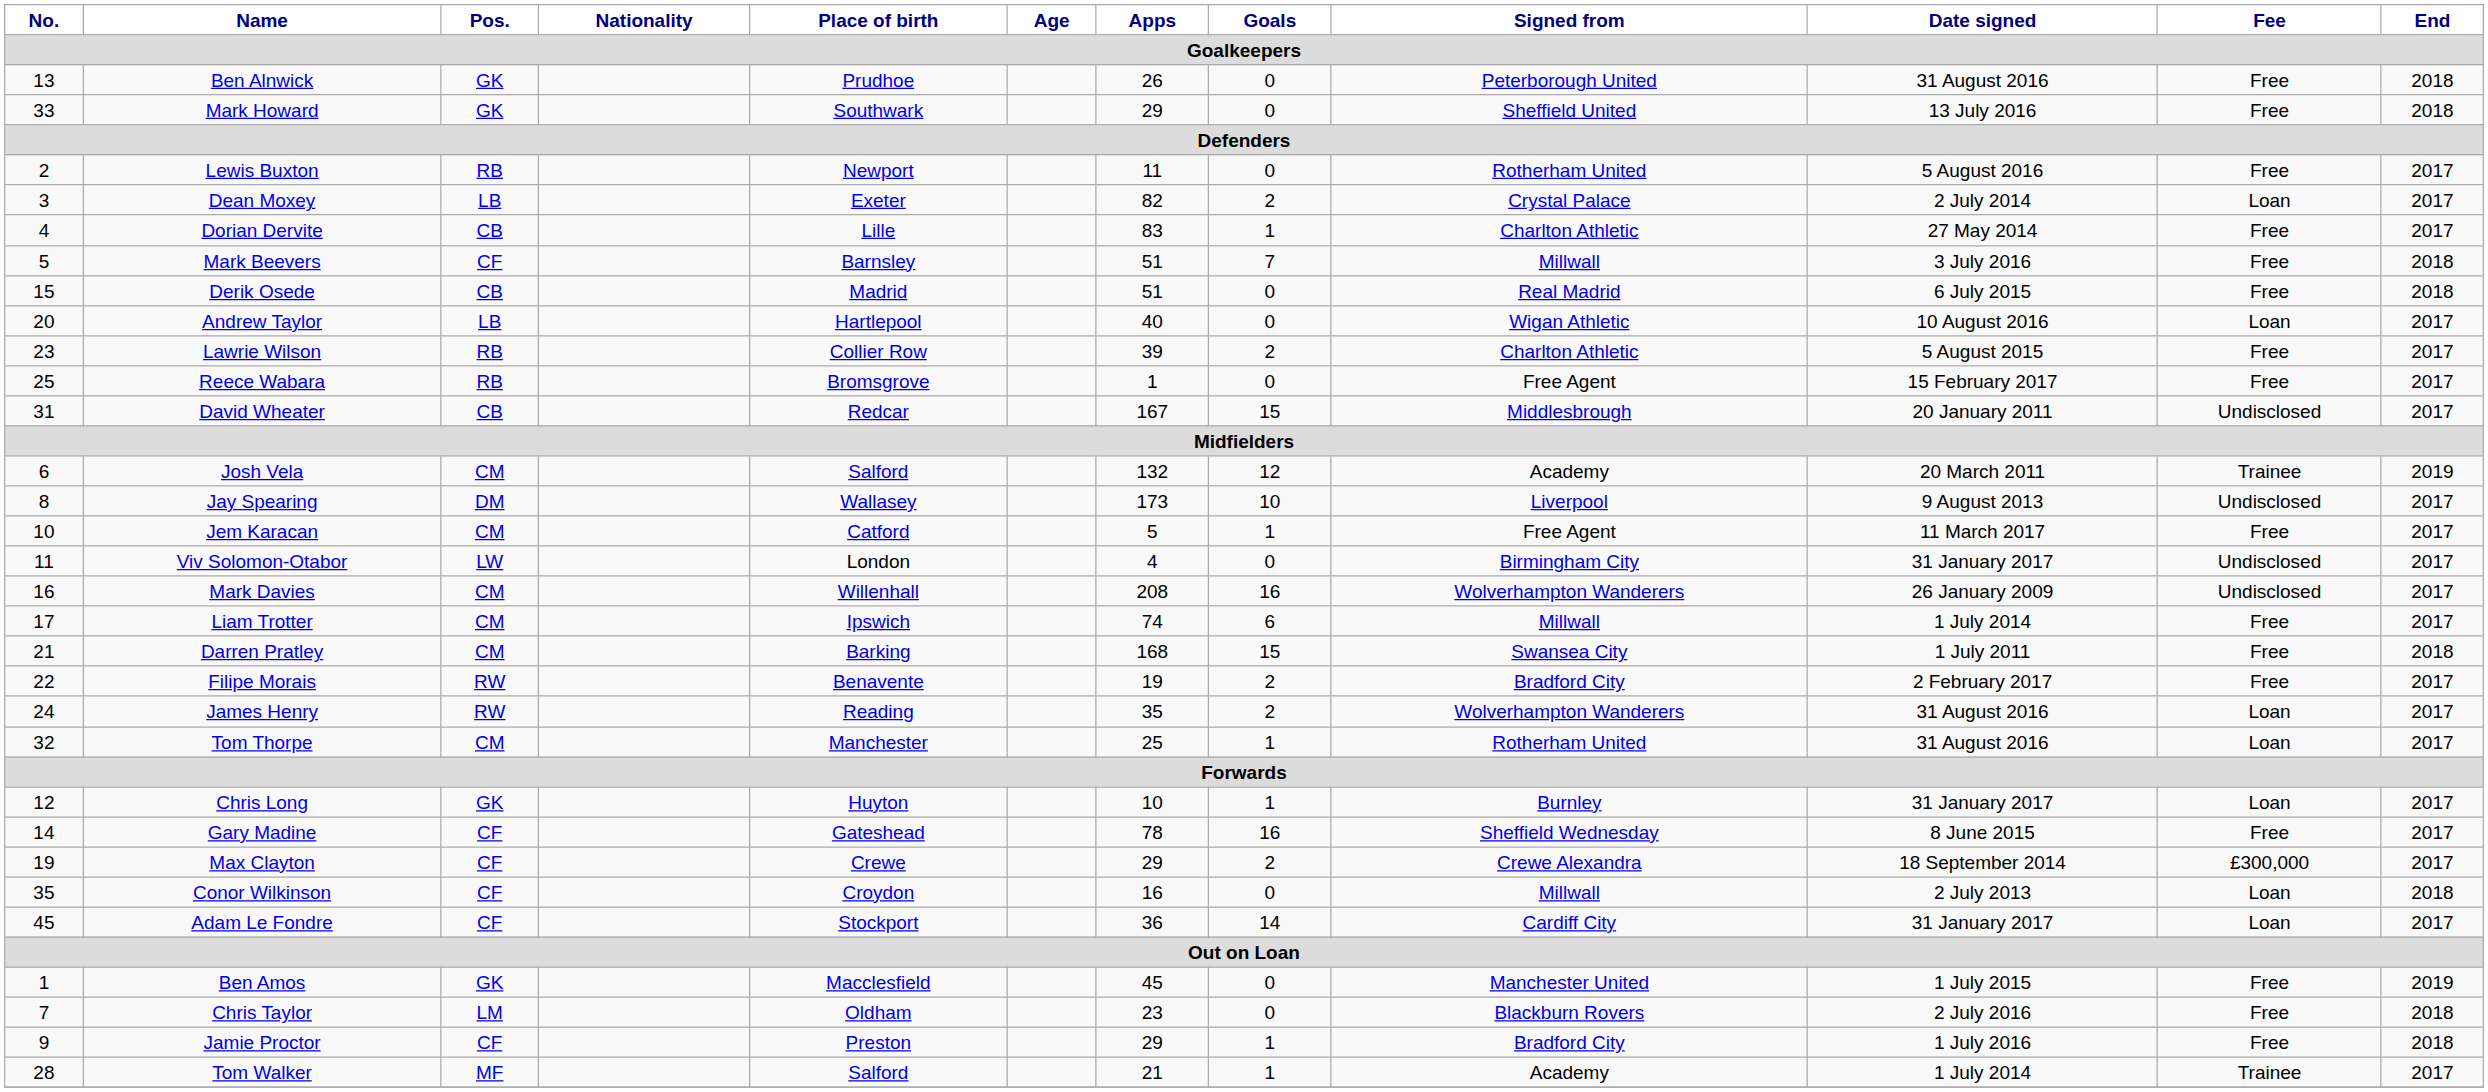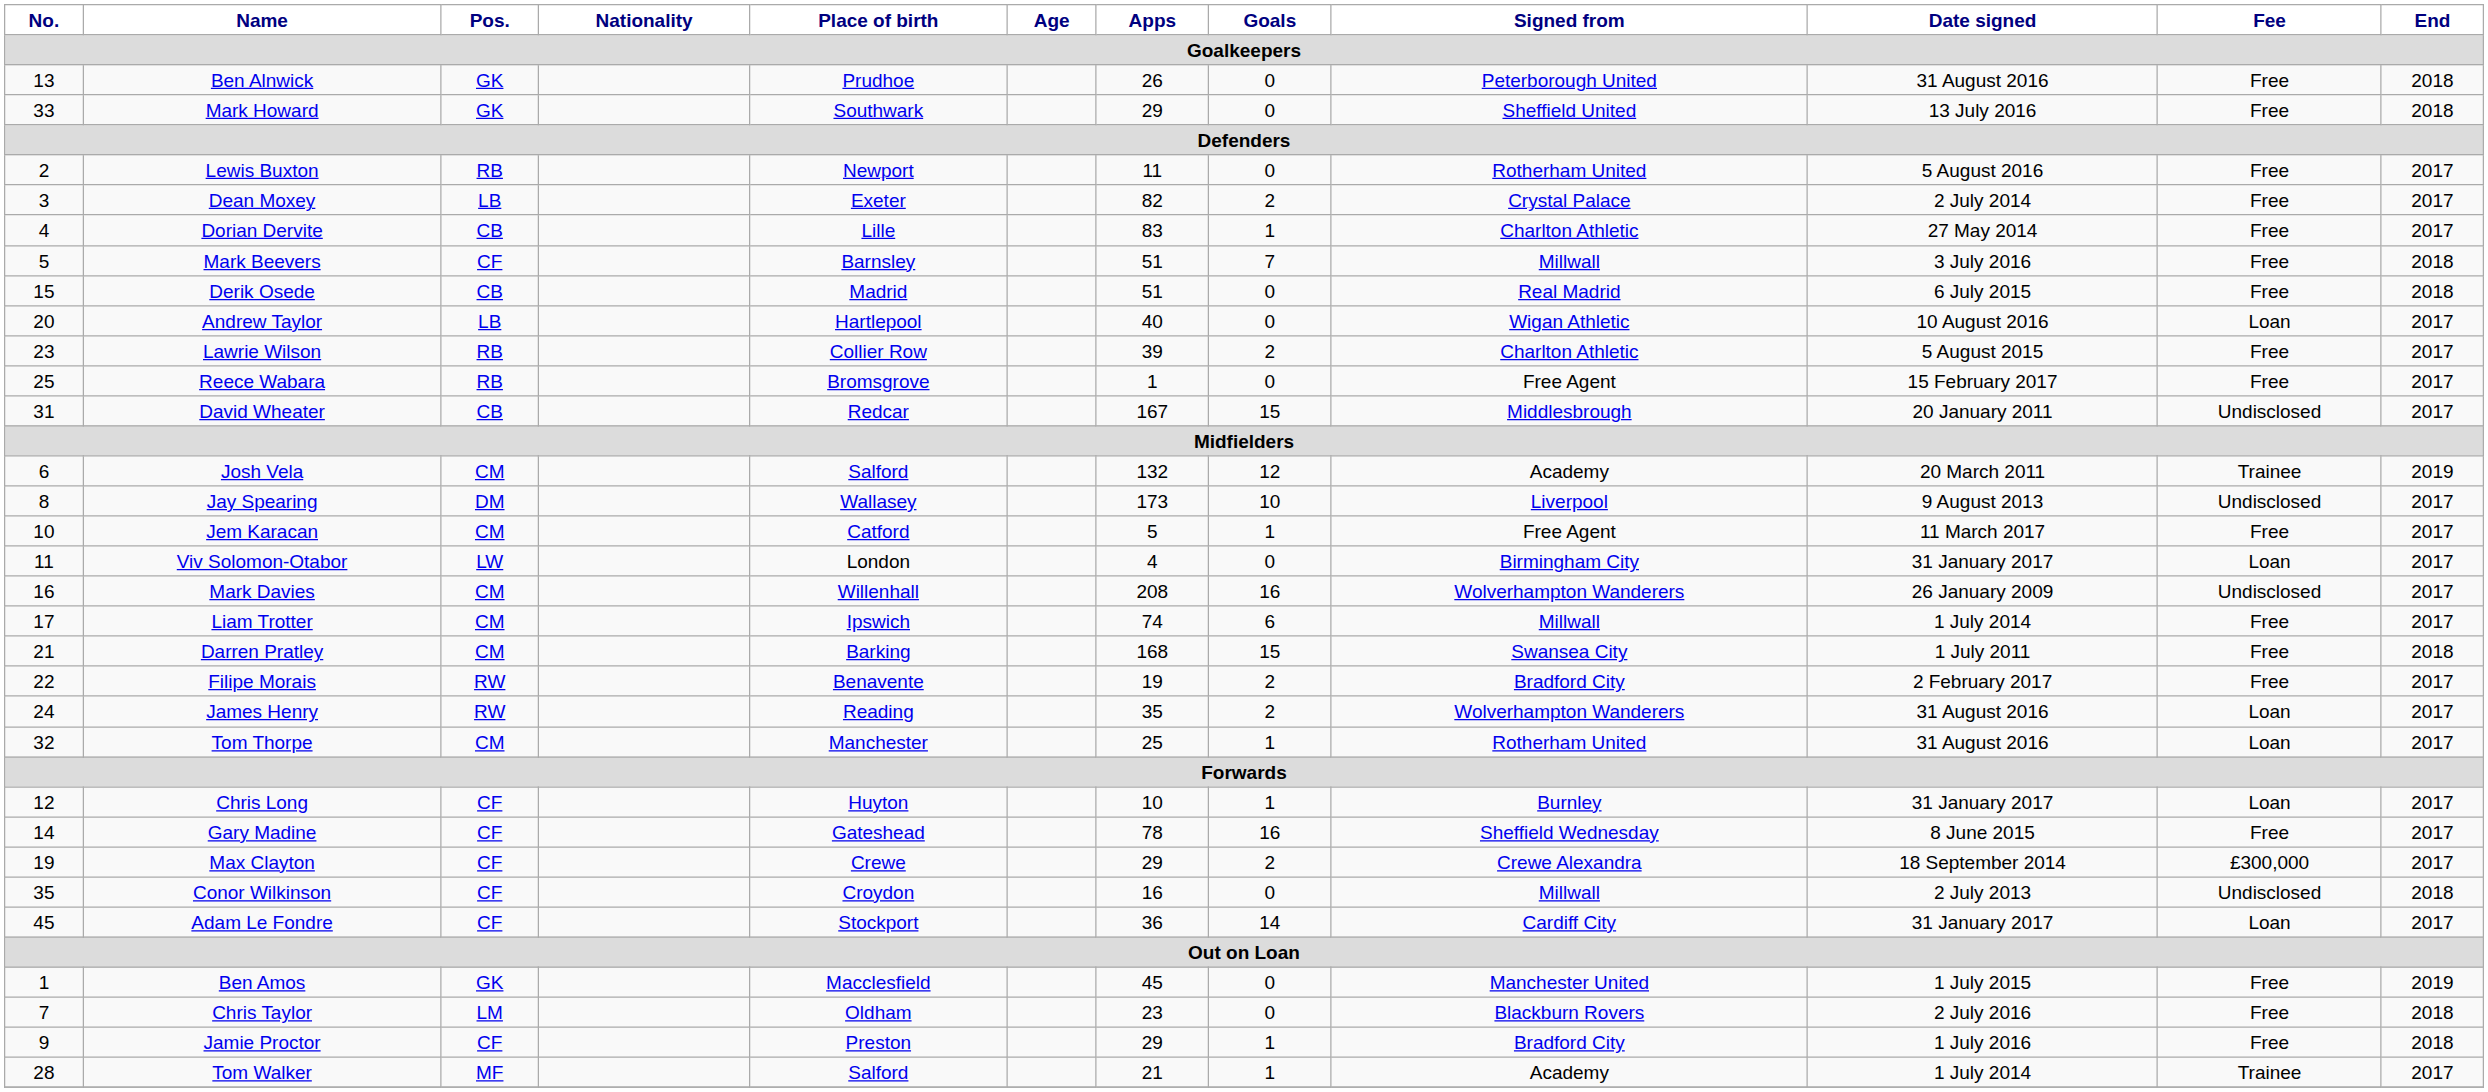(2270, 200) Loan -> (2270, 200) Free
(2270, 561) Undisclosed -> (2270, 561) Loan
(490, 802) GK -> (490, 802) CF
(2270, 892) Loan -> (2270, 892) Undisclosed
